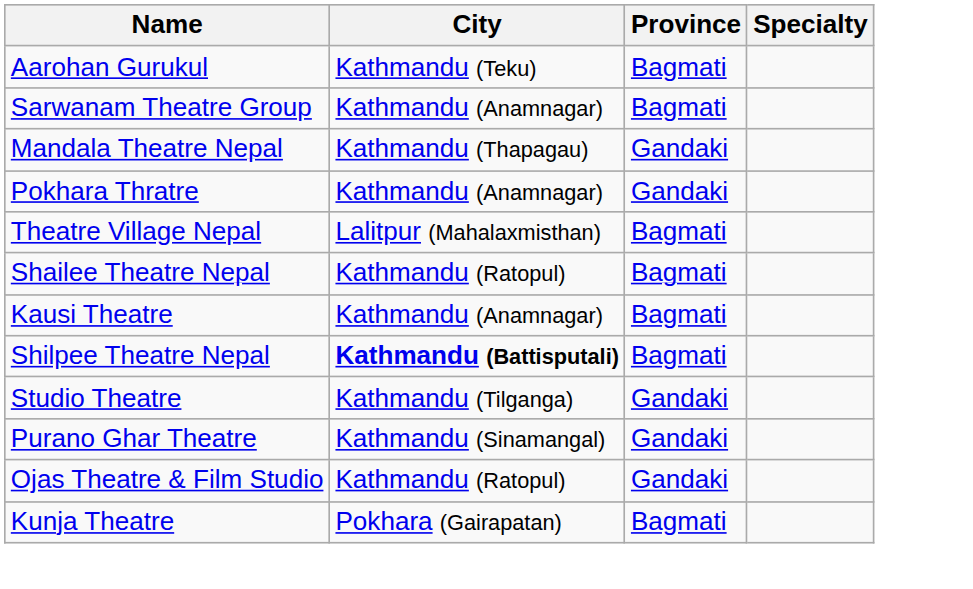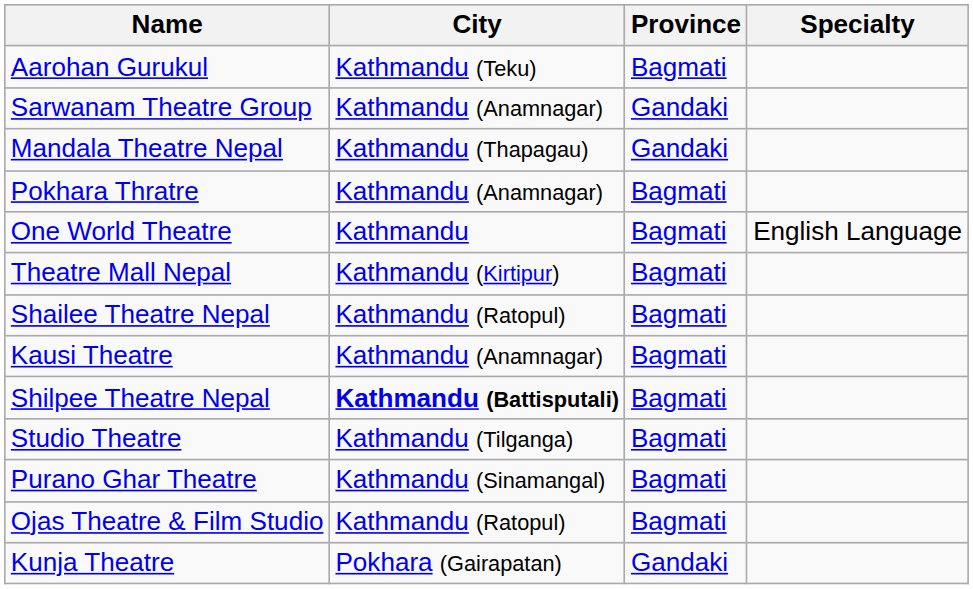(679, 107) Bagmati -> (680, 107) Gandaki
(680, 190) Gandaki -> (679, 190) Bagmati
- row: (136, 231)
+ row: (121, 231)
+ row: (121, 273)
(680, 397) Gandaki -> (679, 438) Bagmati
(680, 438) Gandaki -> (679, 480) Bagmati
(680, 480) Gandaki -> (679, 521) Bagmati
(679, 521) Bagmati -> (680, 562) Gandaki
